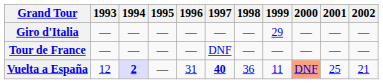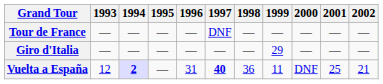rows swapped: (47, 32) <-> (47, 50)
(306, 69) lightsalmon background -> (306, 69) no background
